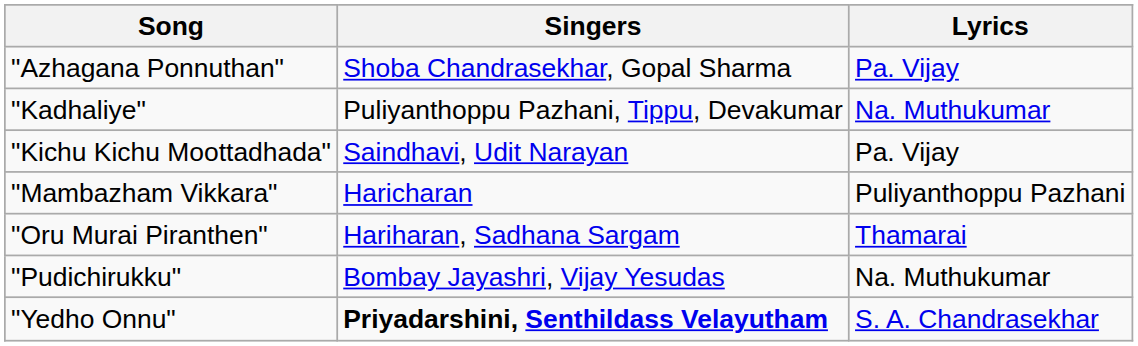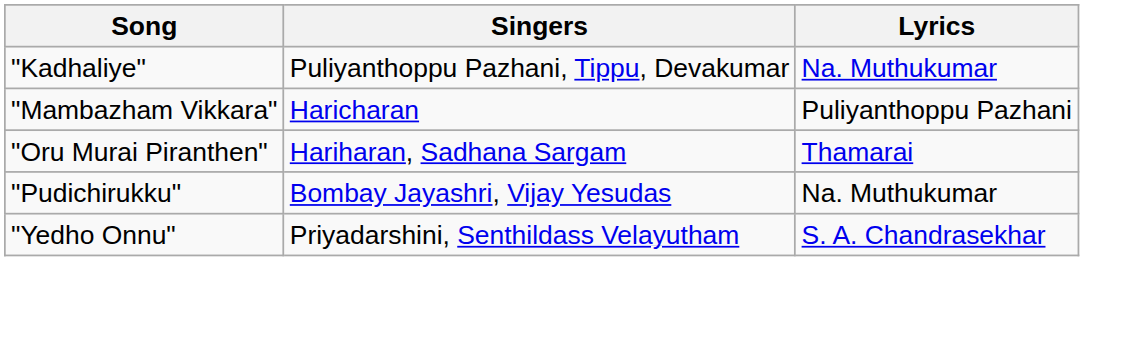- row: (148, 68)
- row: (171, 152)
(586, 319) bold -> (515, 235) normal
